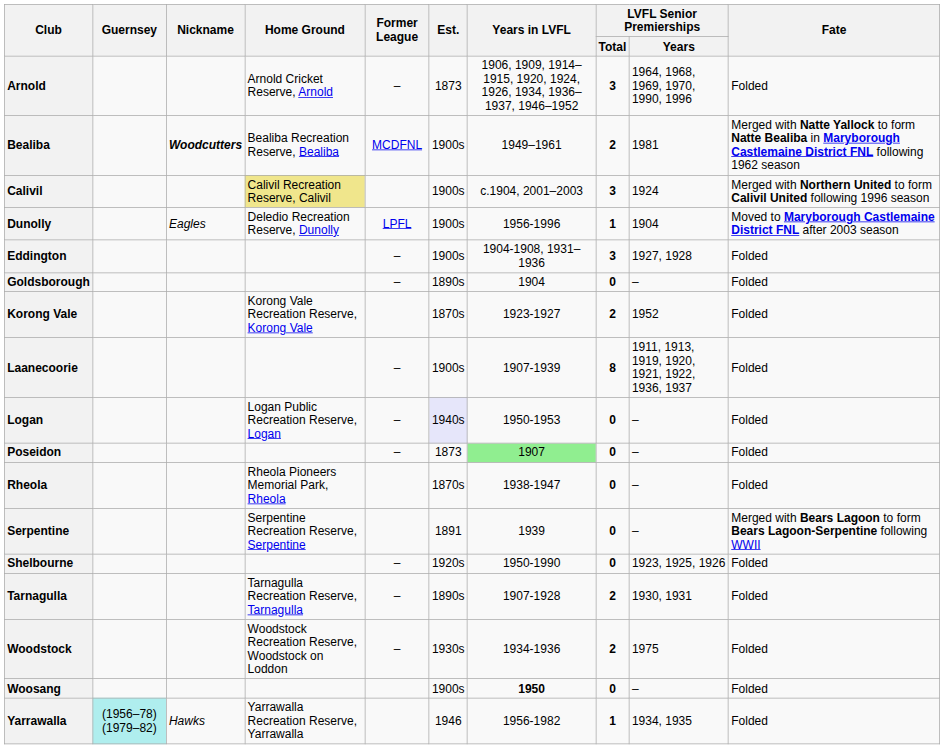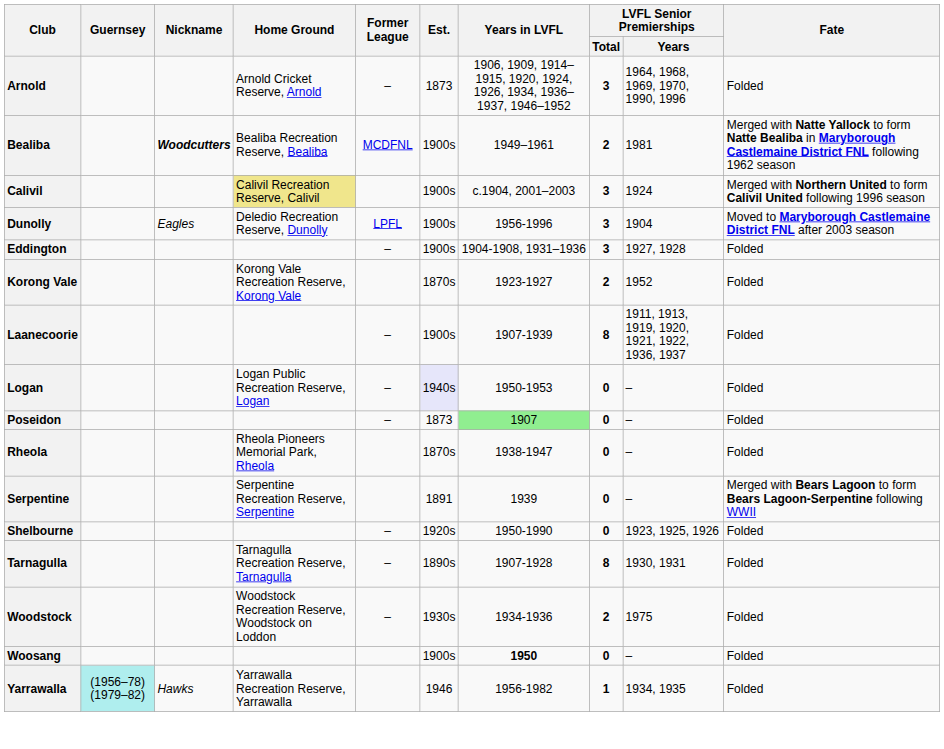(612, 223) 1 -> (606, 223) 3
- row: (48, 282)
(612, 596) 2 -> (606, 563) 8
